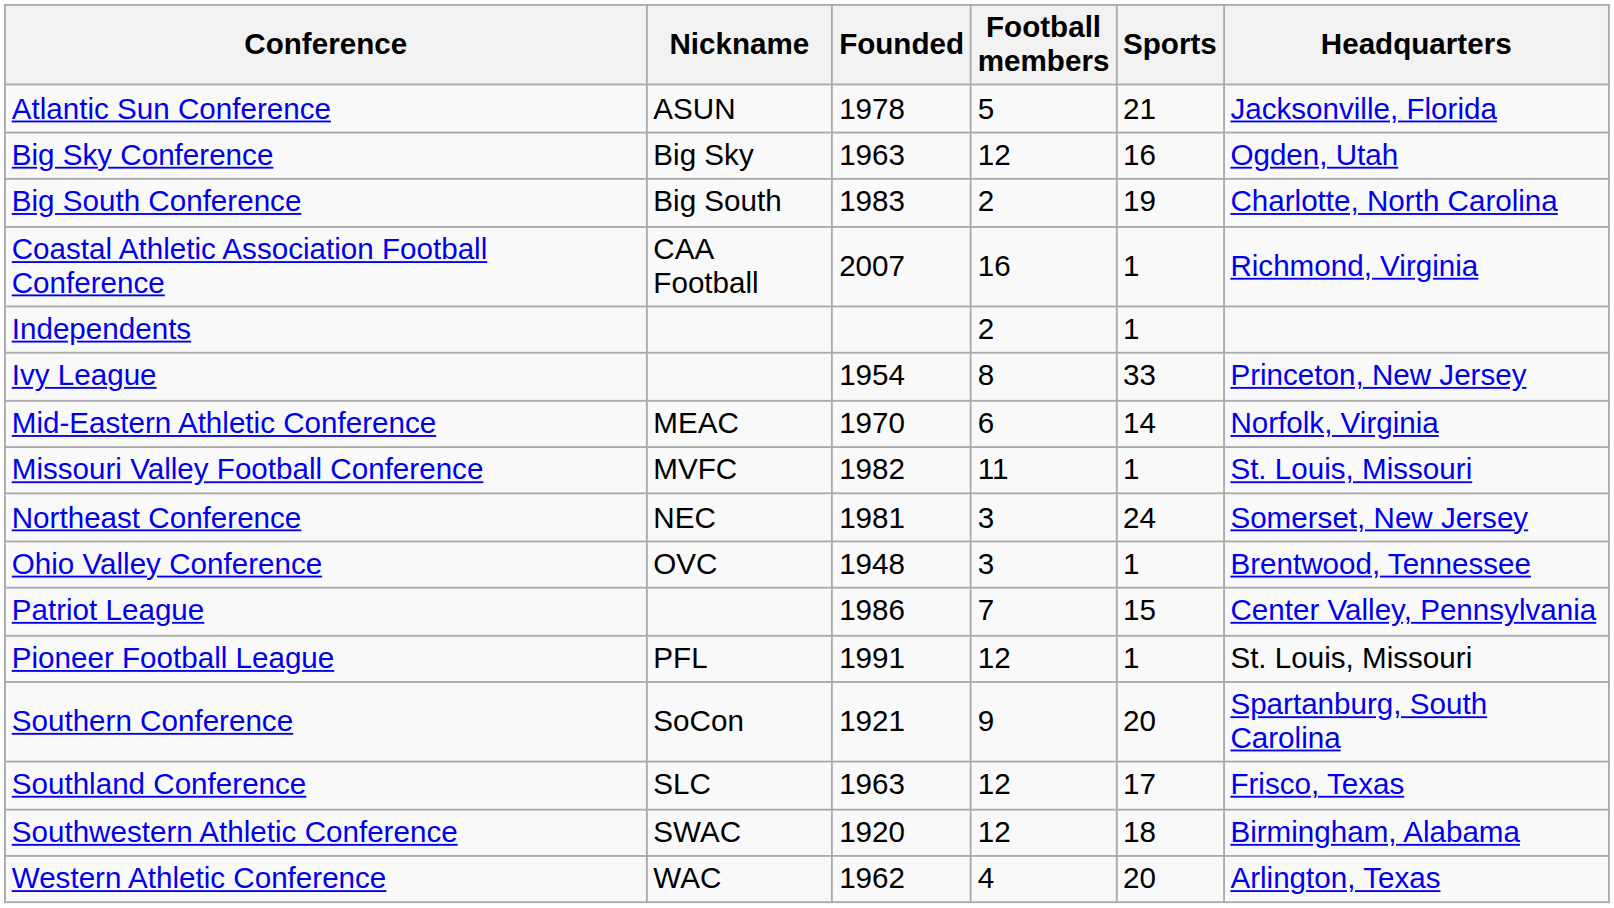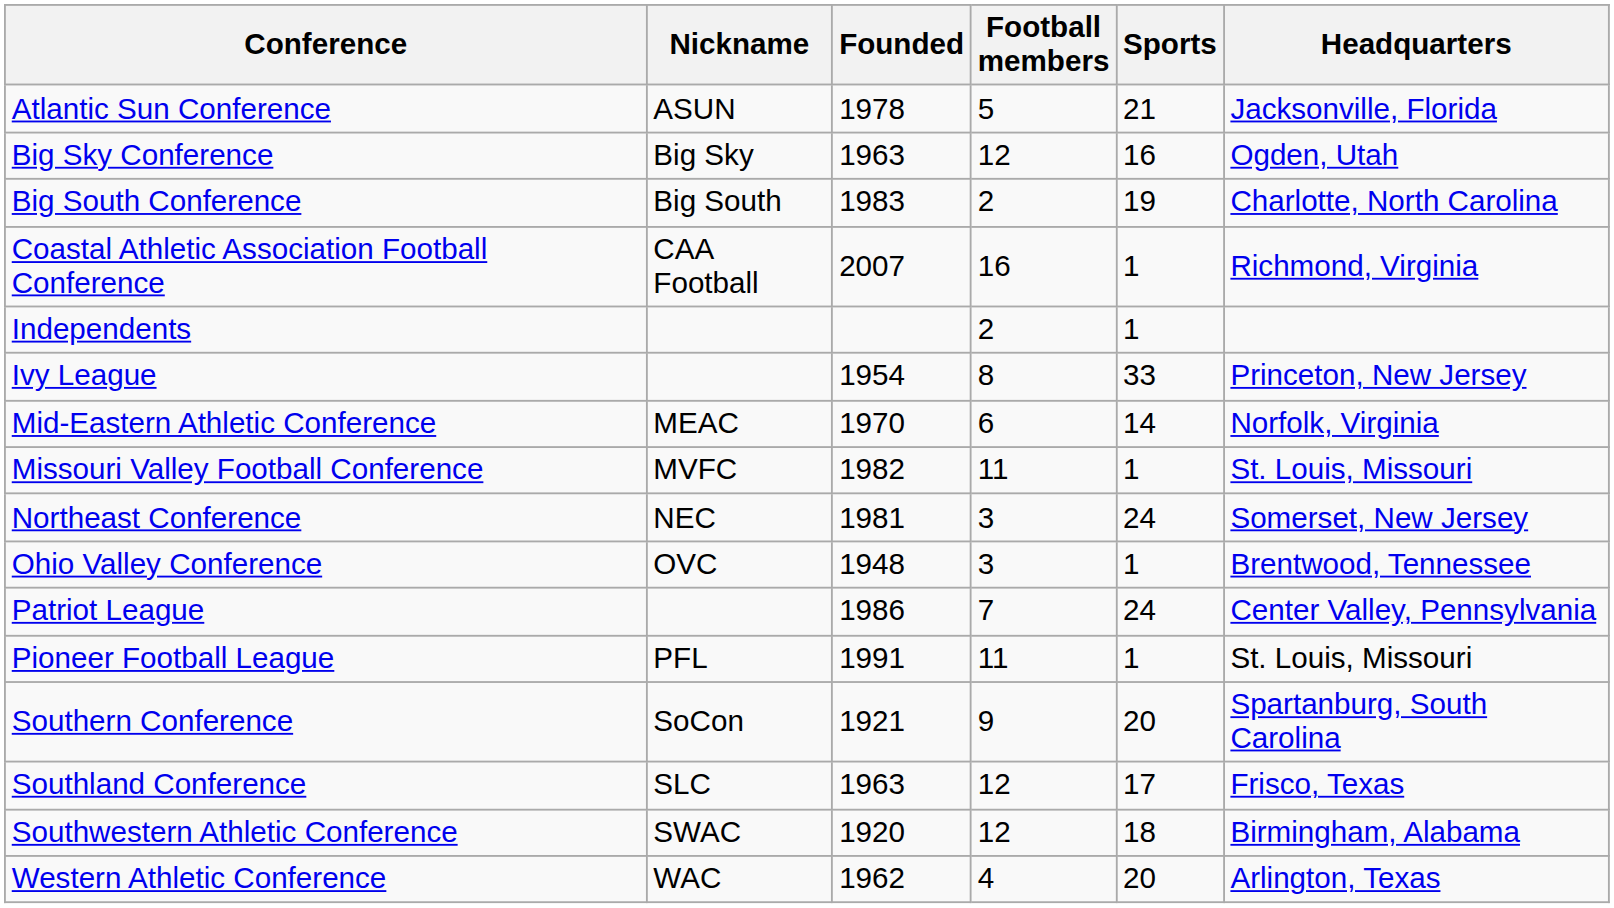(1139, 610) 15 -> (1139, 610) 24
(994, 657) 12 -> (993, 657) 11
